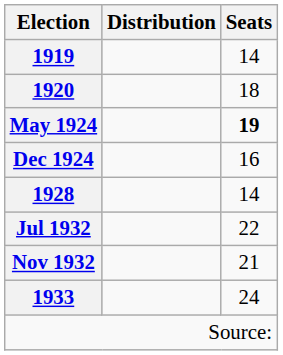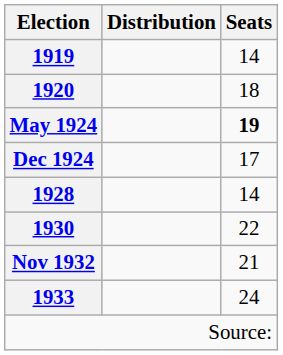(249, 159) 16 -> (249, 159) 17
+ row: (53, 228)
- row: (53, 228)
